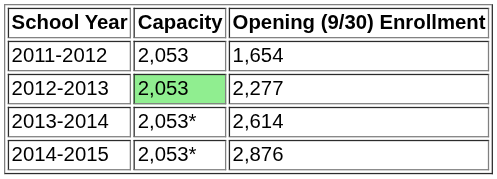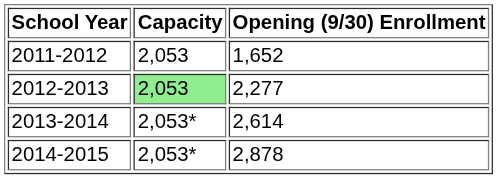(258, 55) 1,654 -> (258, 55) 1,652
(258, 154) 2,876 -> (258, 154) 2,878
